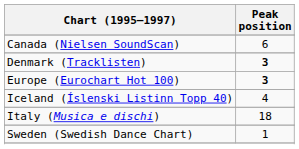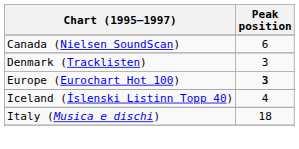(265, 62) bold -> (265, 62) normal
- row: (100, 134)
